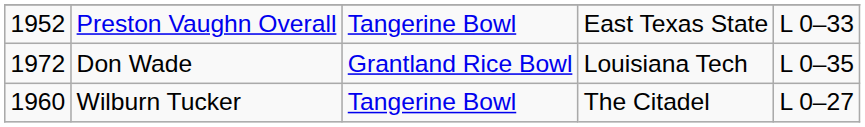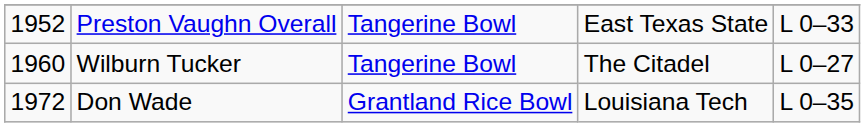rows swapped: (159, 102) <-> (134, 63)
